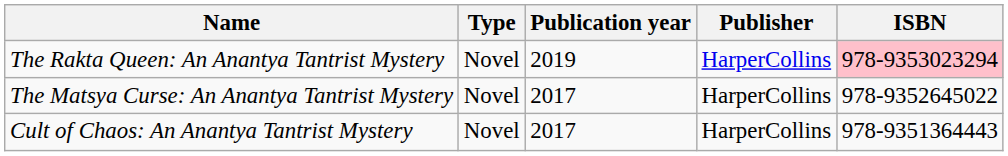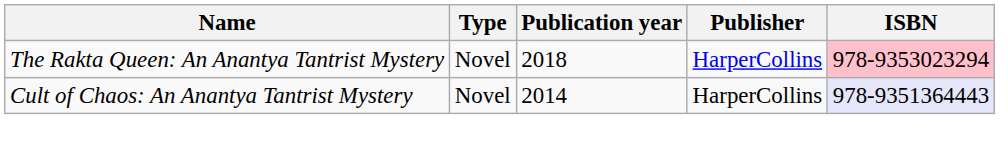(553, 58) 2019 -> (544, 58) 2018
- row: (232, 95)
(553, 131) 2017 -> (544, 95) 2014
(920, 131) no background -> (911, 95) lavender background
